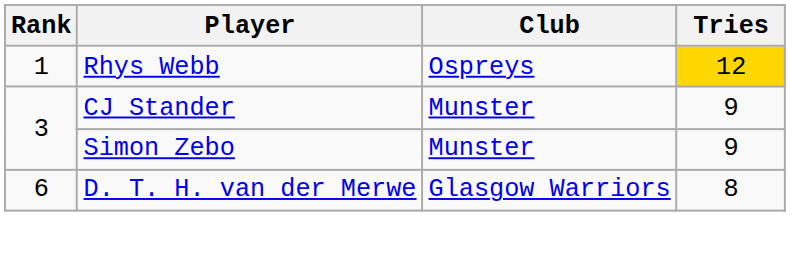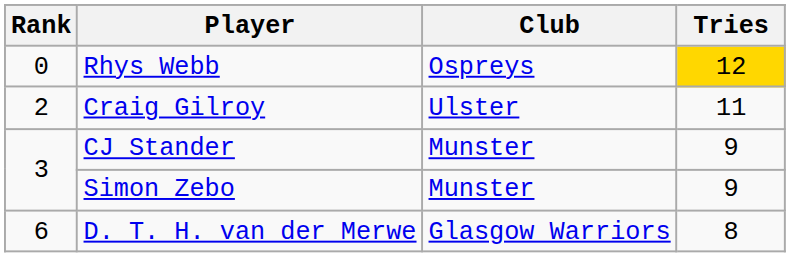(41, 67) 1 -> (41, 67) 0
+ row: (174, 108)
